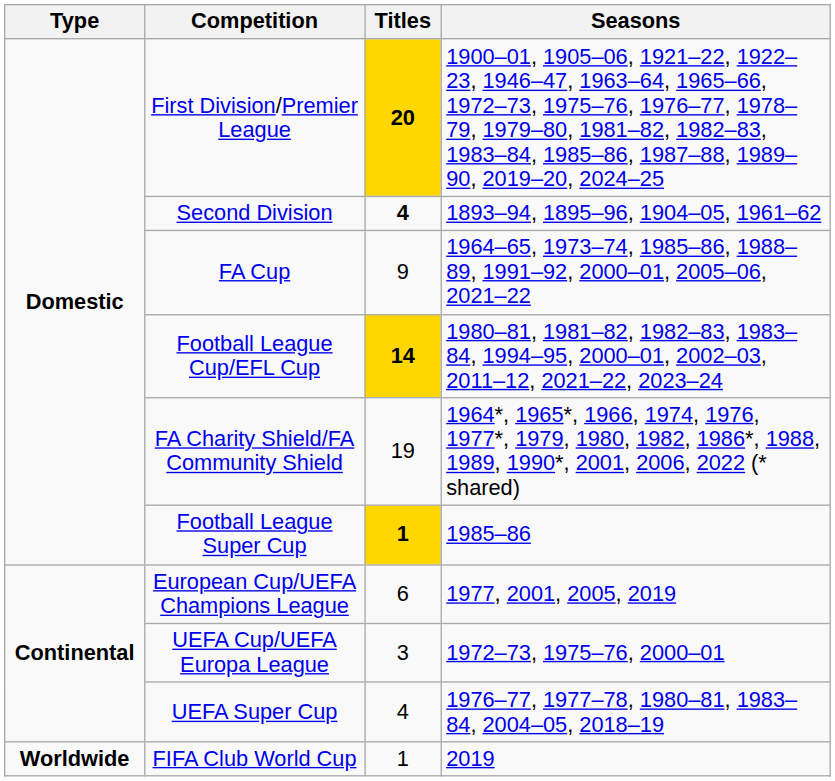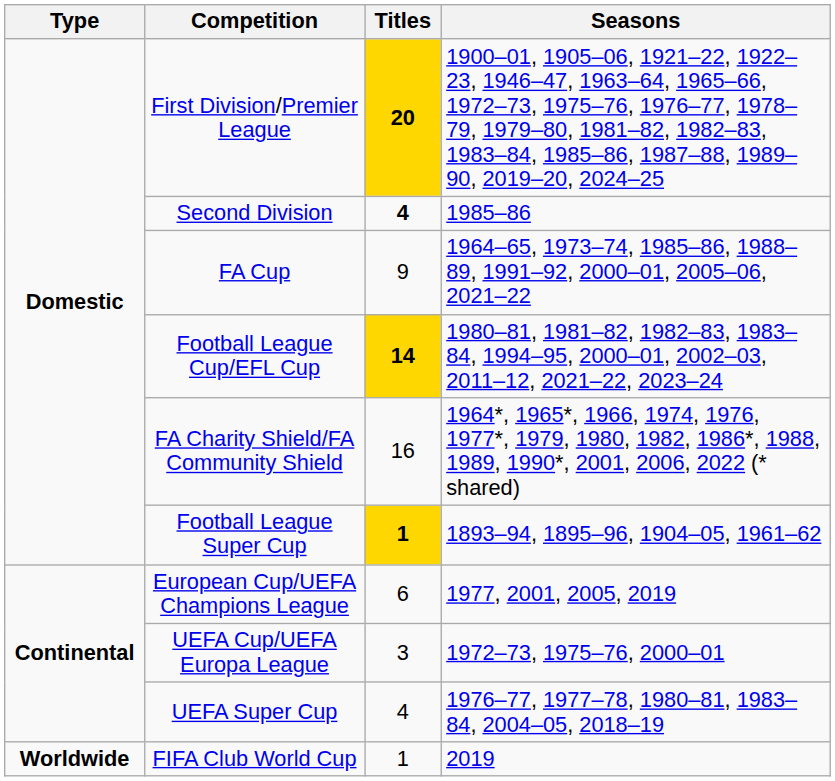(634, 213) 1893–94, 1895–96, 1904–05, 1961–62 -> (489, 213) 1985–86
(403, 451) 19 -> (403, 451) 16
(489, 534) 1985–86 -> (634, 534) 1893–94, 1895–96, 1904–05, 1961–62
